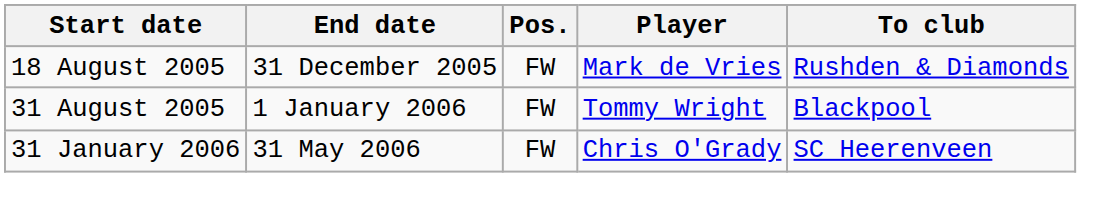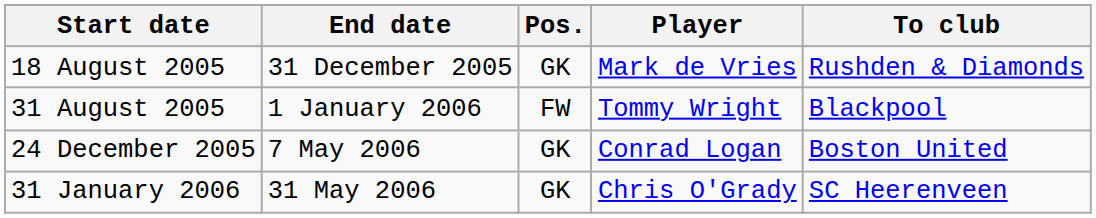(540, 67) FW -> (555, 67) GK
+ row: (133, 150)
(540, 150) FW -> (555, 192) GK
